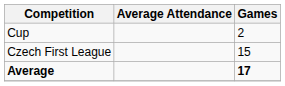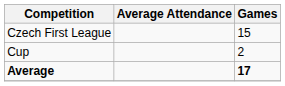rows swapped: (59, 52) <-> (18, 33)
